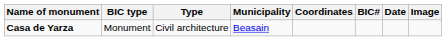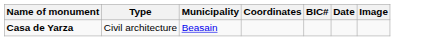- column: (127, 12)
